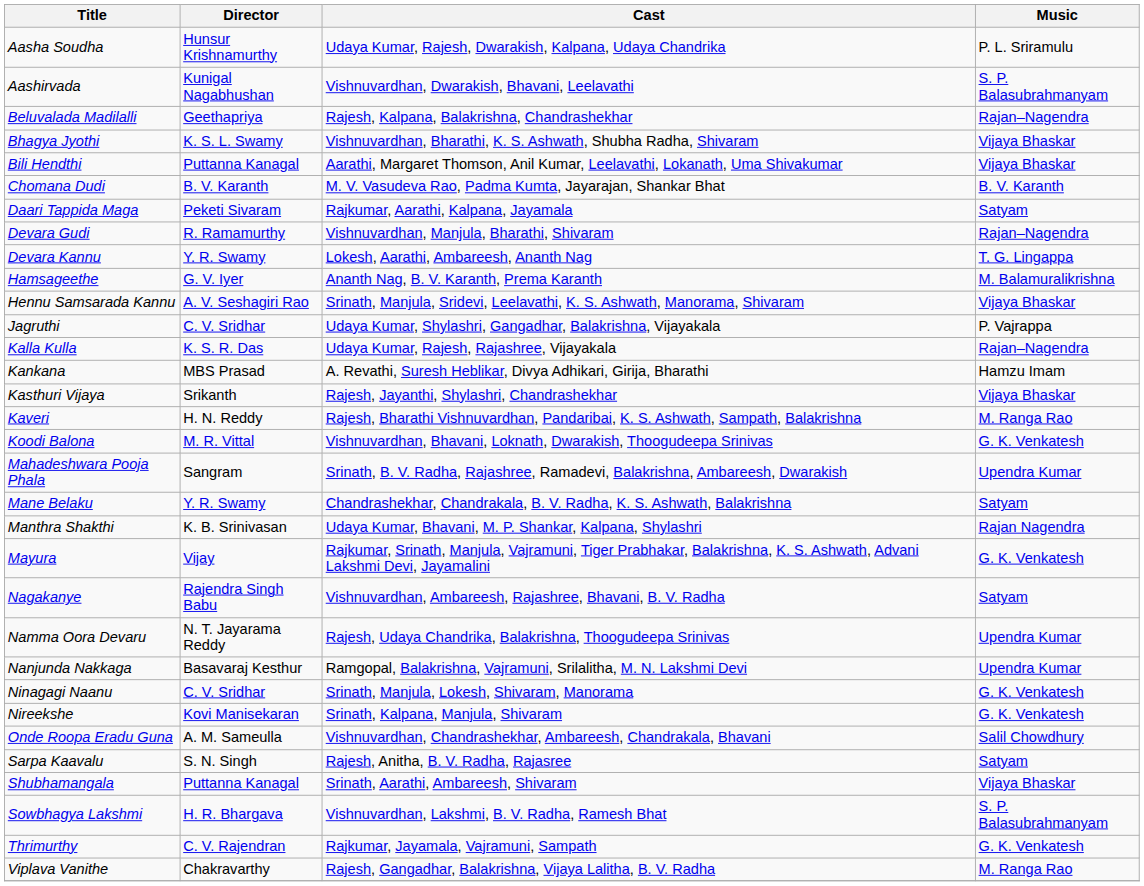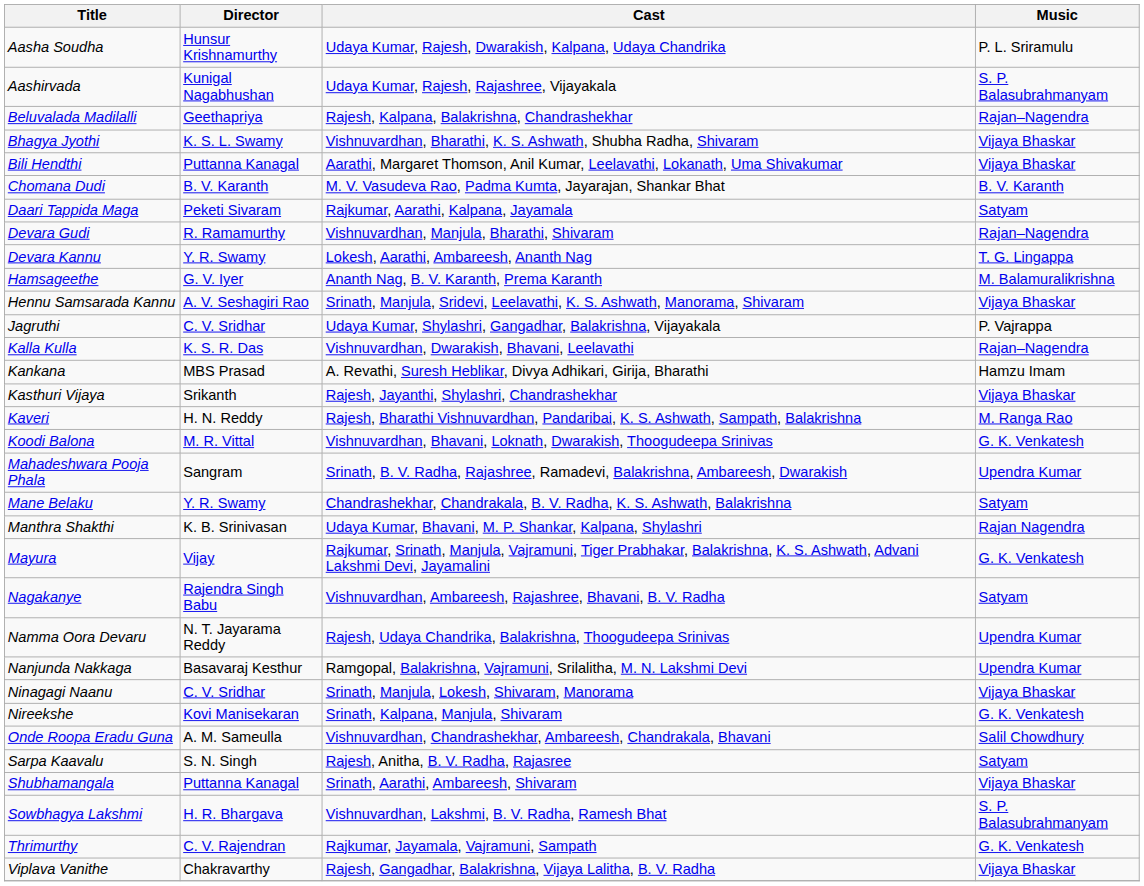(480, 86) Vishnuvardhan, Dwarakish, Bhavani, Leelavathi -> (471, 86) Udaya Kumar, Rajesh, Rajashree, Vijayakala
(471, 348) Udaya Kumar, Rajesh, Rajashree, Vijayakala -> (480, 348) Vishnuvardhan, Dwarakish, Bhavani, Leelavathi
(1031, 691) G. K. Venkatesh -> (1027, 691) Vijaya Bhaskar
(1026, 869) M. Ranga Rao -> (1027, 869) Vijaya Bhaskar
